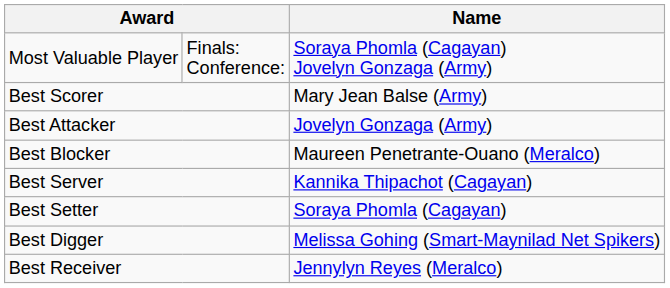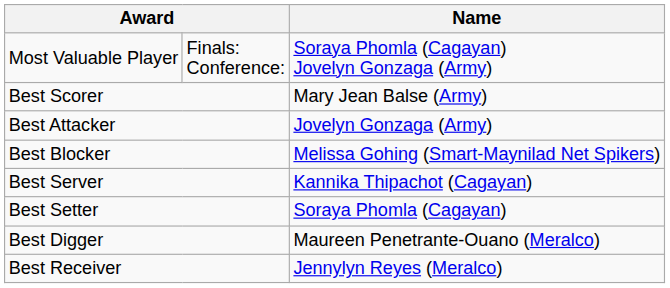(447, 153) Maureen Penetrante-Ouano (Meralco) -> (477, 153) Melissa Gohing (Smart-Maynilad Net Spikers)
(477, 239) Melissa Gohing (Smart-Maynilad Net Spikers) -> (447, 239) Maureen Penetrante-Ouano (Meralco)
